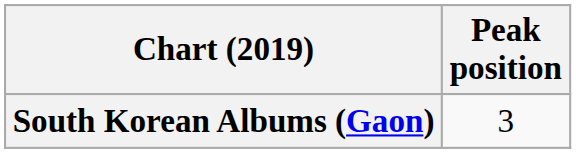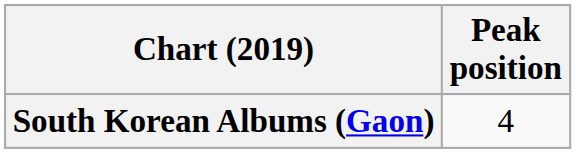(506, 120) 3 -> (506, 120) 4
